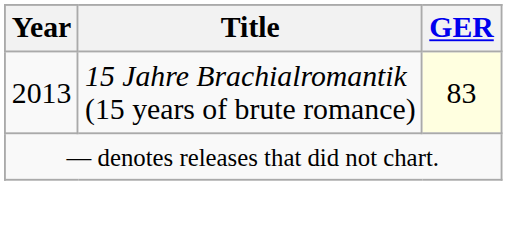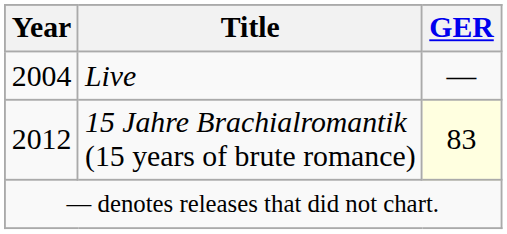+ row: (111, 75)
(42, 92) 2013 -> (42, 139) 2012
